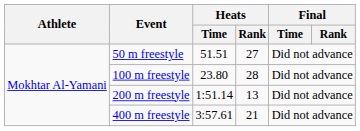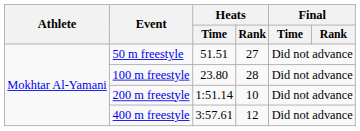(252, 95) 13 -> (252, 95) 10
(252, 116) 21 -> (252, 116) 12
